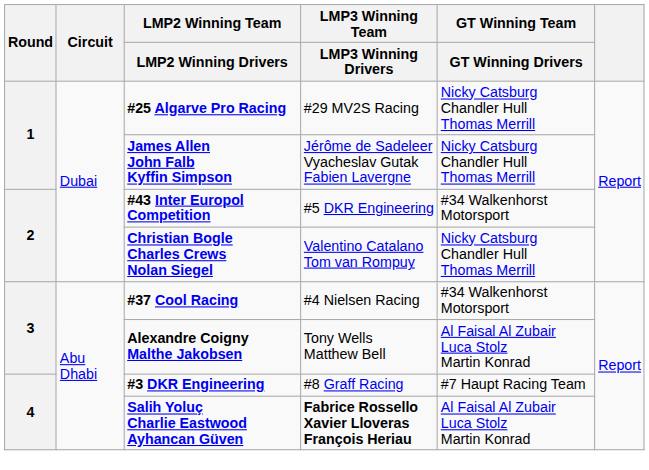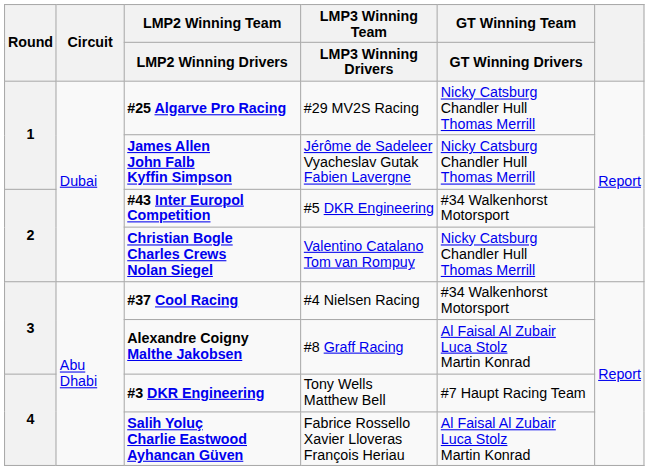(345, 346) Tony Wells Matthew Bell -> (354, 346) #8 Graff Racing
(354, 384) #8 Graff Racing -> (345, 392) Tony Wells Matthew Bell
(361, 423) bold -> (357, 438) normal
